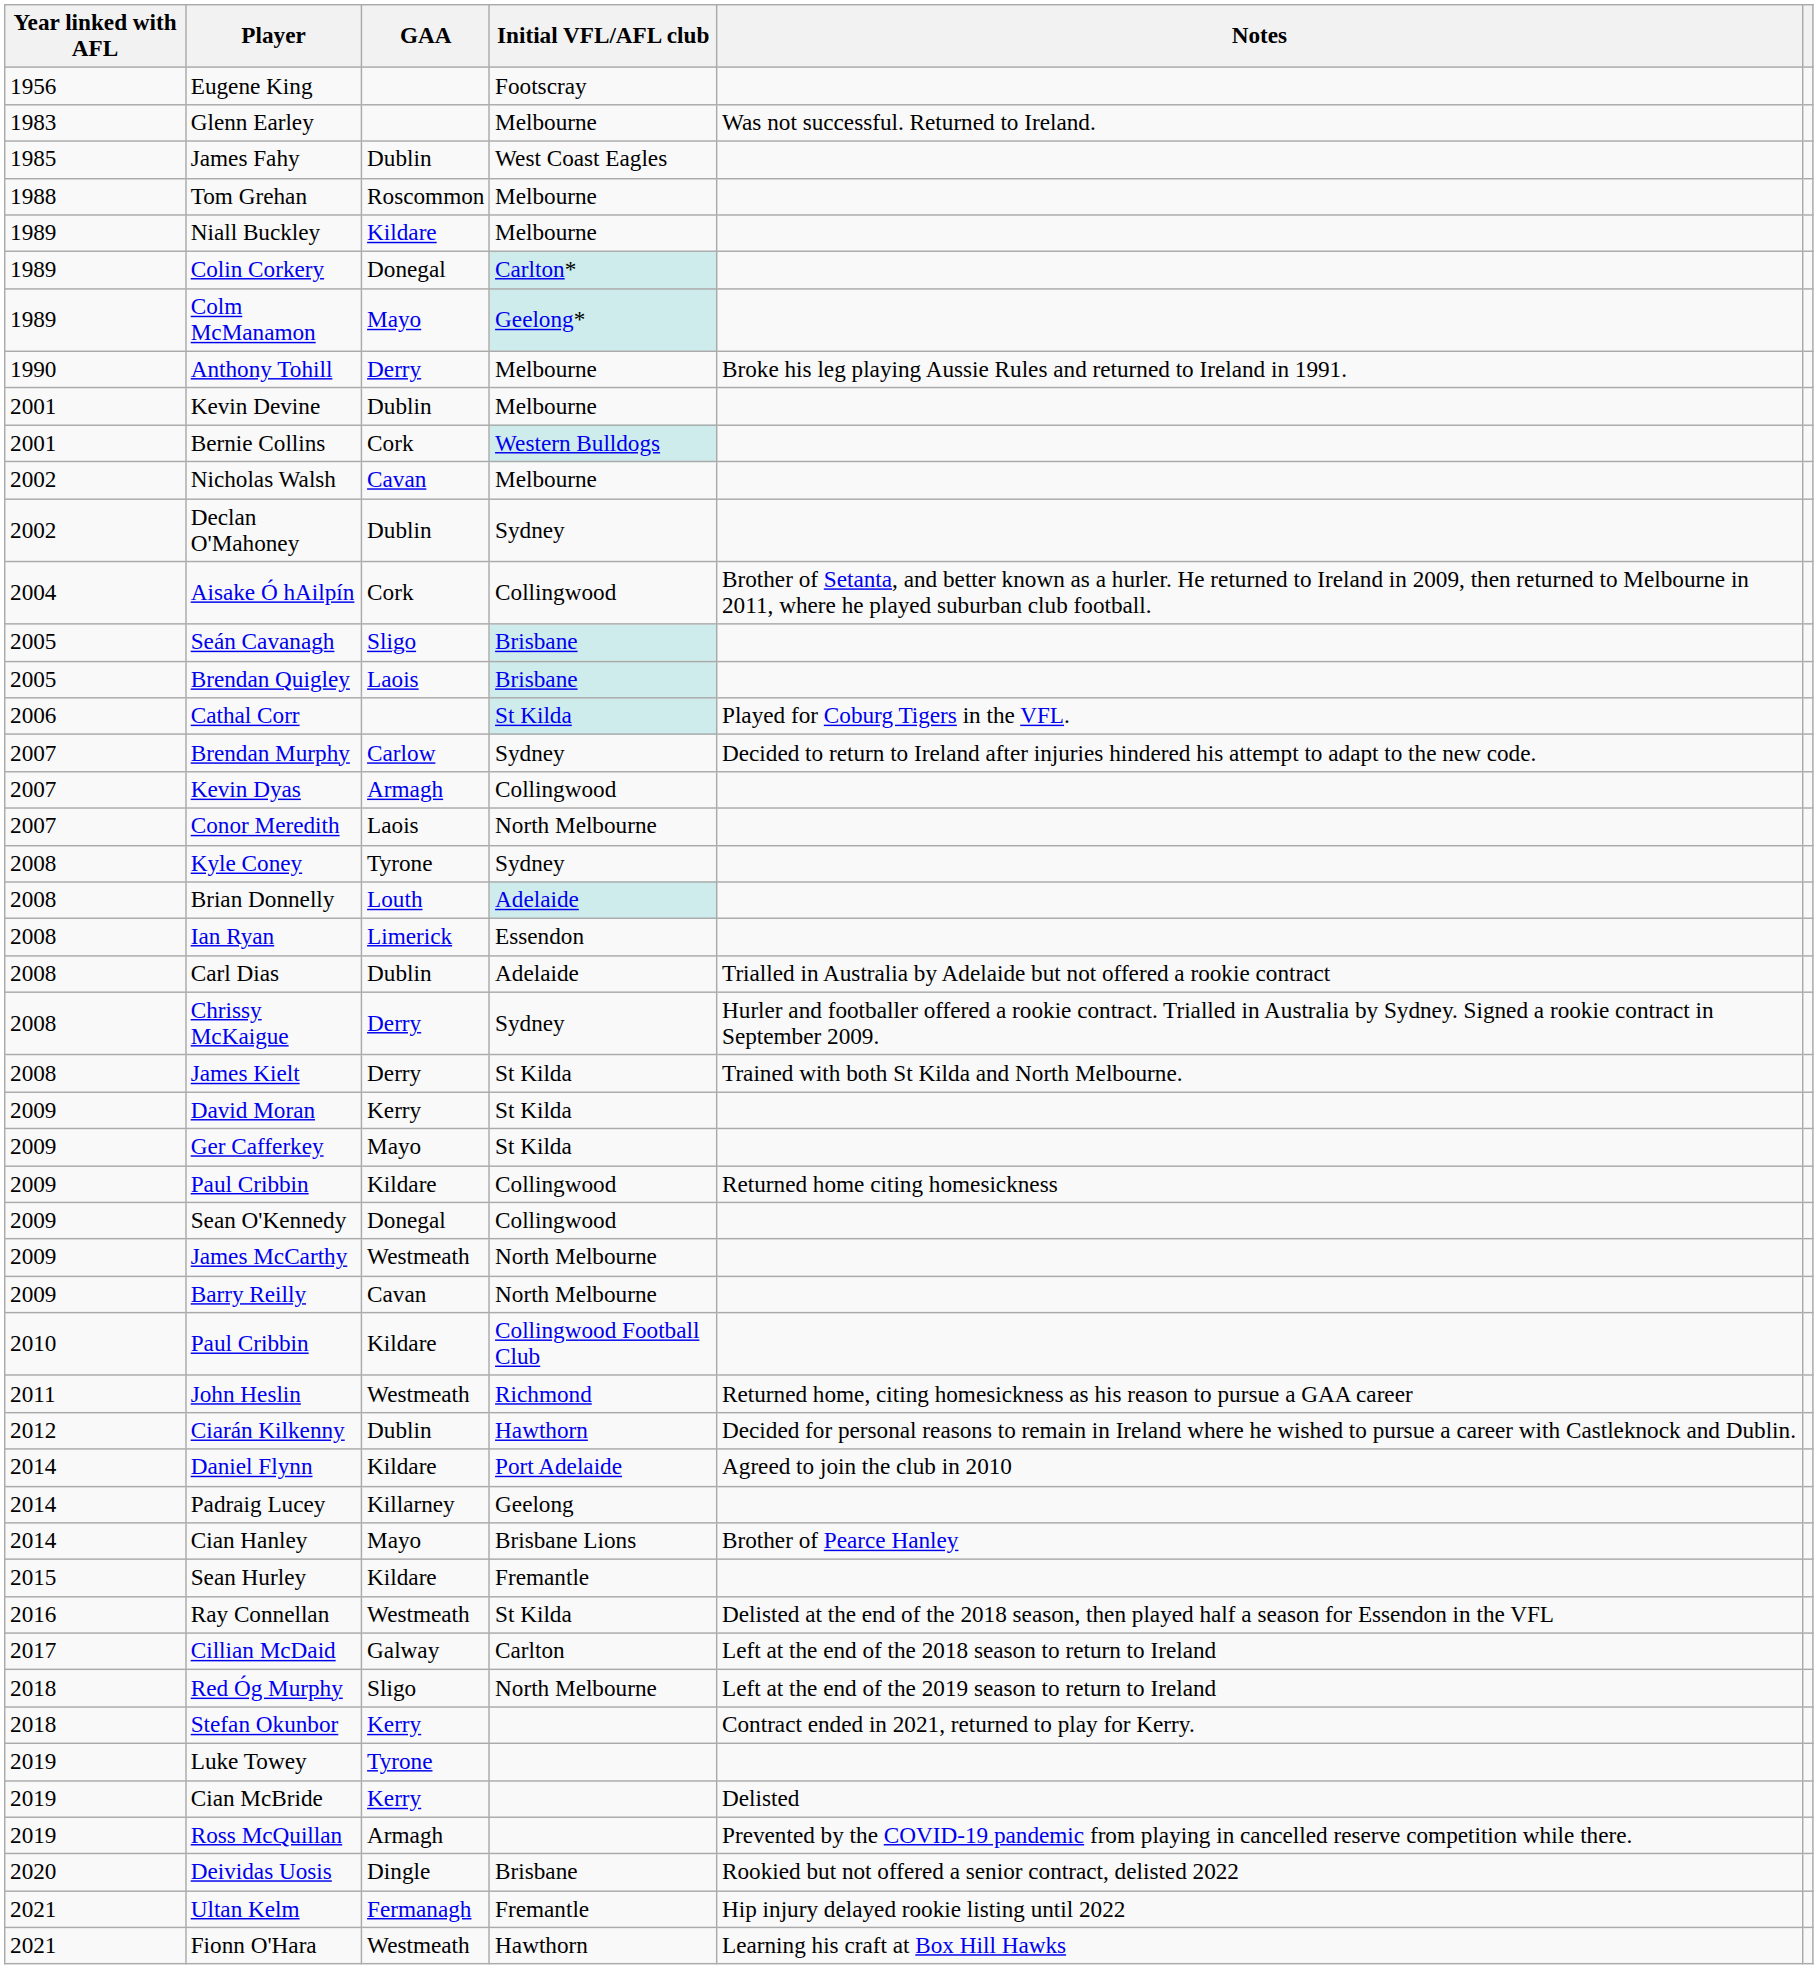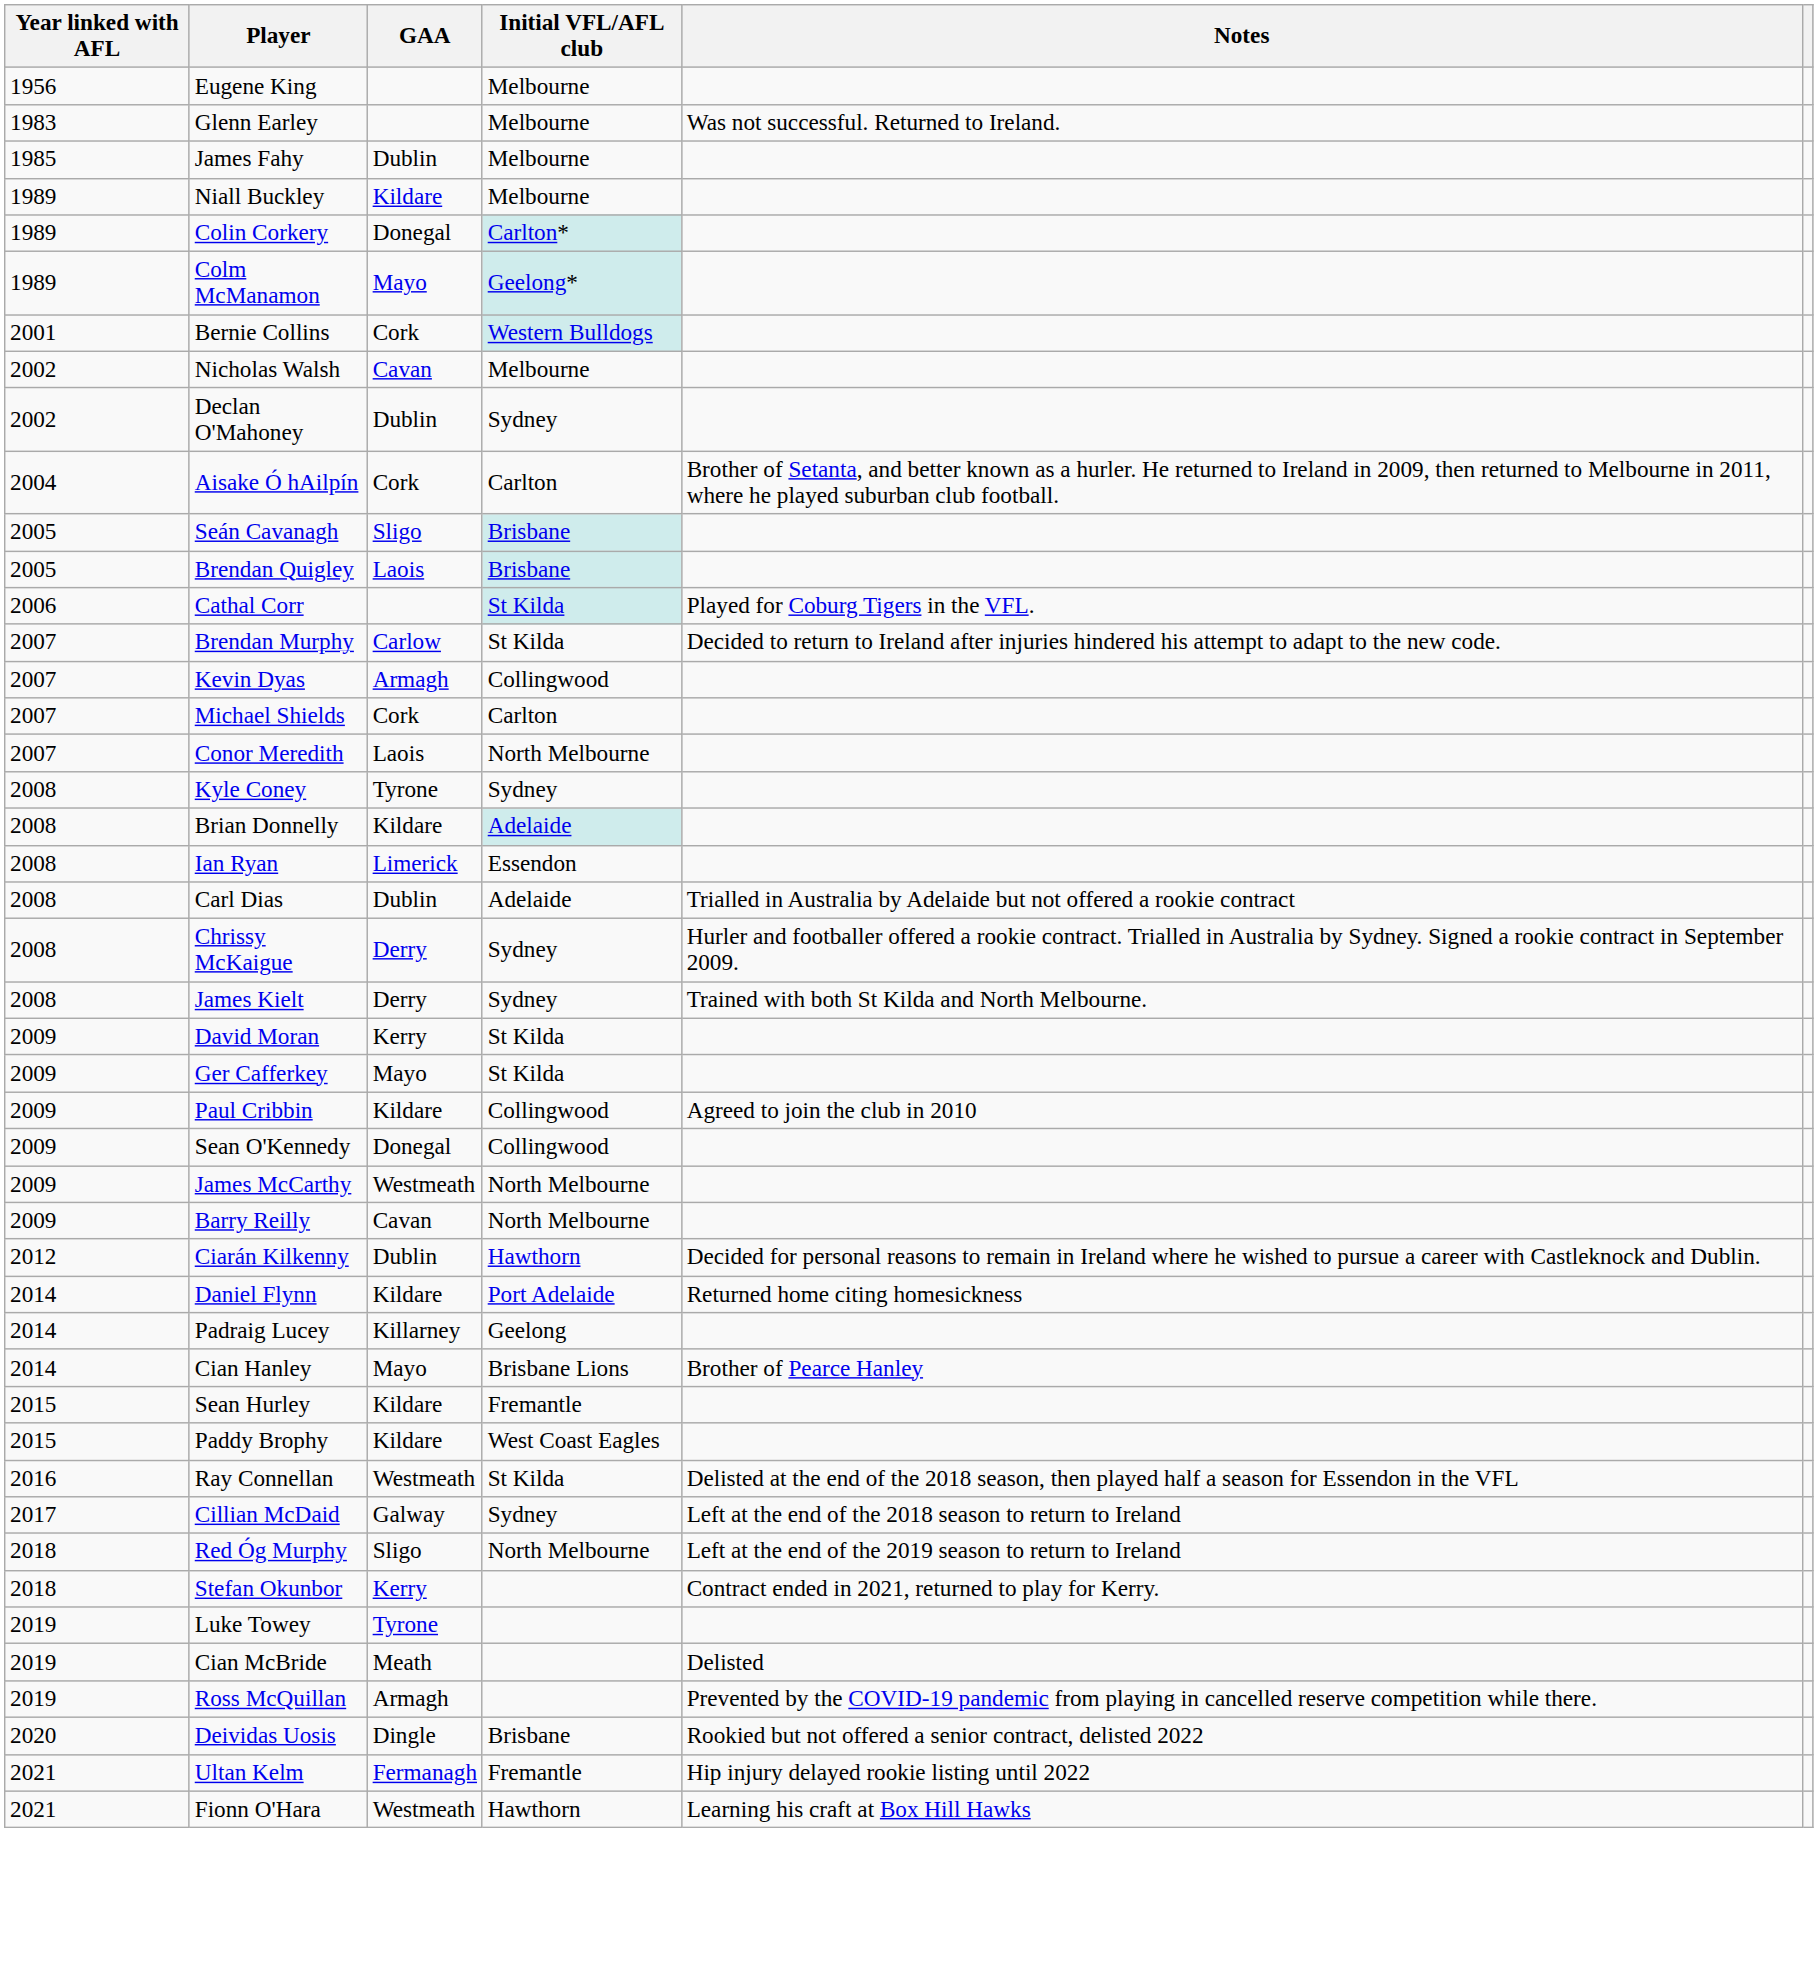(541, 85) Footscray -> (539, 85) Melbourne
(581, 159) West Coast Eagles -> (539, 159) Melbourne
- row: (33, 196)
- row: (33, 369)
- row: (33, 406)
(556, 592) Collingwood -> (523, 482) Carlton
(530, 752) Sydney -> (526, 642) St Kilda
+ row: (33, 715)
(395, 899) Louth -> (407, 826) Kildare
(533, 1073) St Kilda -> (523, 999) Sydney
(890, 1183) Returned home citing homesickness -> (832, 1110) Agreed to join the club in 2010
- row: (33, 1343)
- row: (33, 1393)
(867, 1467) Agreed to join the club in 2010 -> (854, 1294) Returned home citing homesickness
+ row: (33, 1441)
(530, 1651) Carlton -> (523, 1514) Sydney
(394, 1798) Kerry -> (402, 1661) Meath
